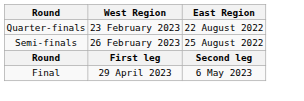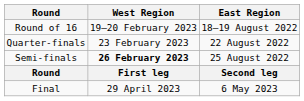+ row: (46, 27)
(135, 42) normal -> (143, 58) bold
